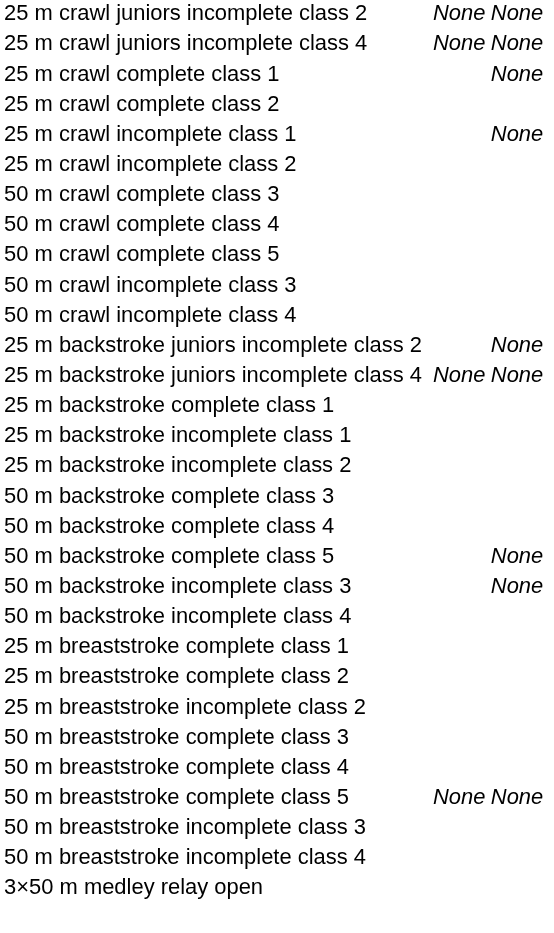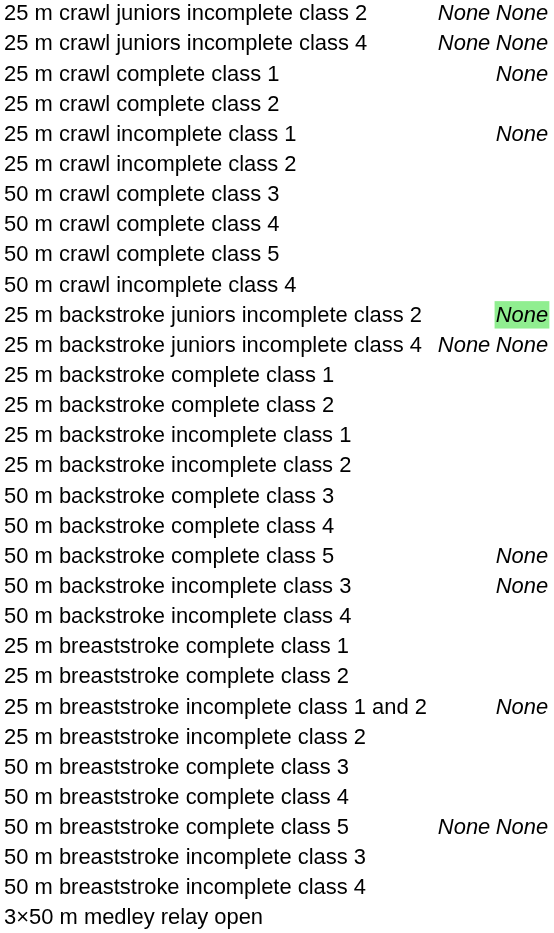- row: (150, 284)
(517, 344) no background -> (522, 314) lightgreen background
+ row: (169, 405)
+ row: (216, 706)
